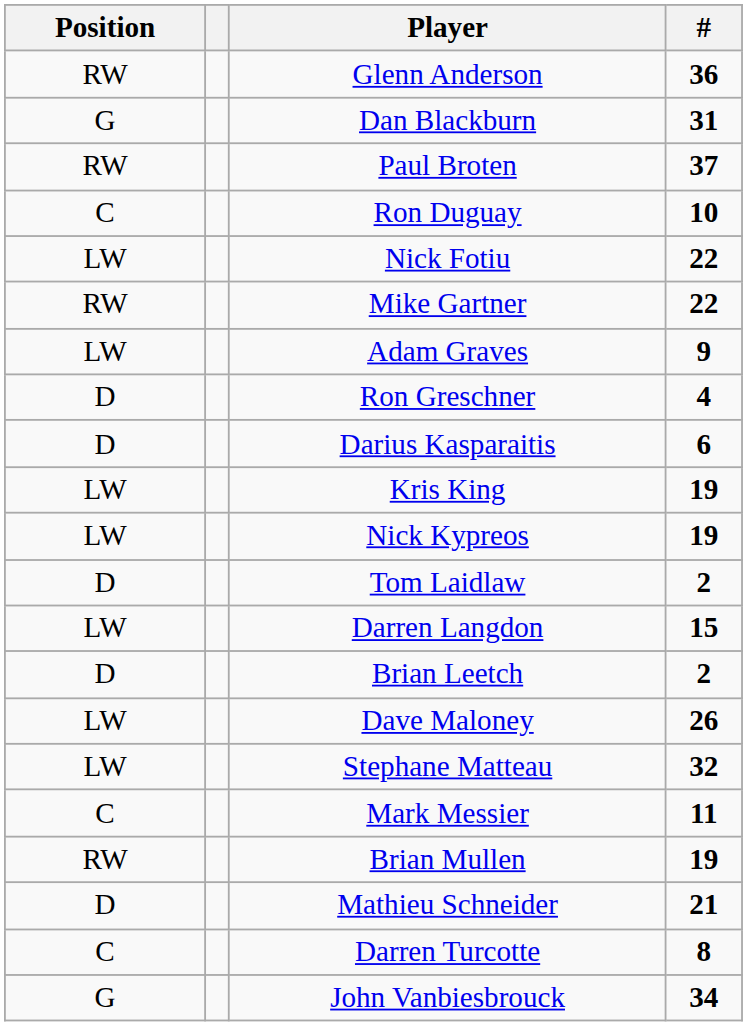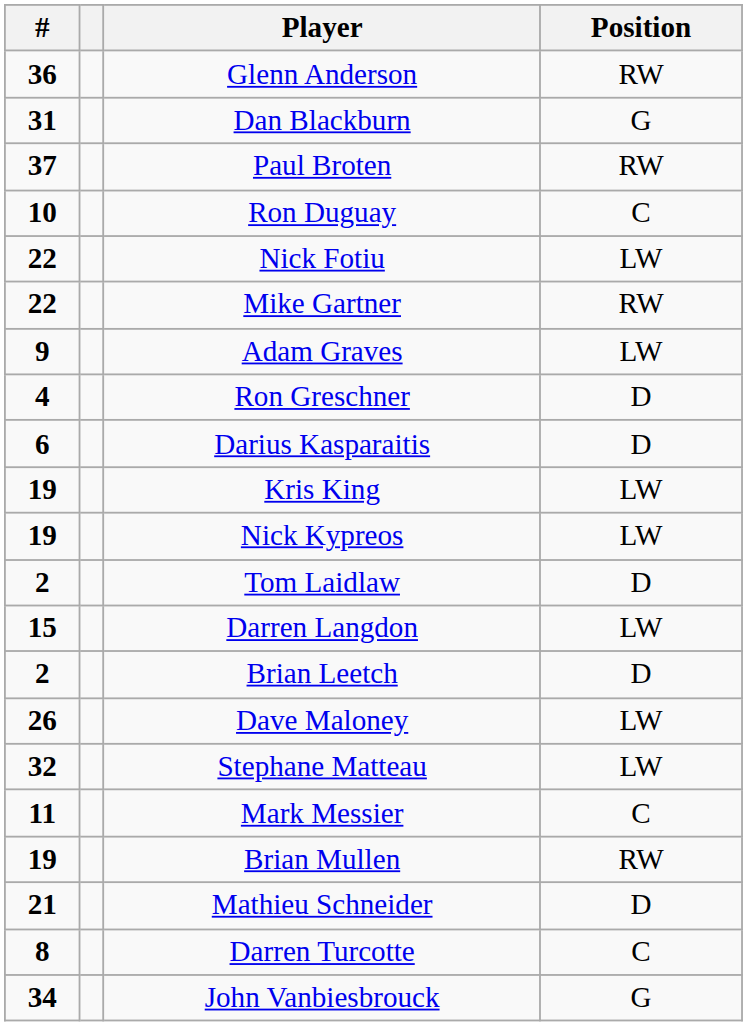columns swapped: (704, 27) <-> (105, 27)
